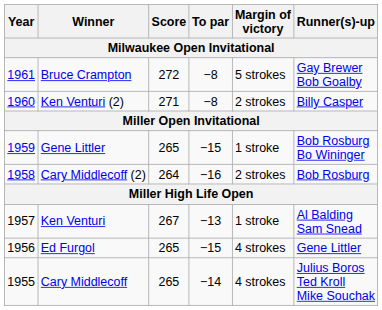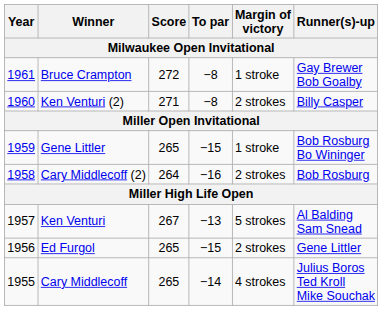(260, 75) 5 strokes -> (257, 75) 1 stroke
(257, 221) 1 stroke -> (260, 221) 5 strokes
(260, 248) 4 strokes -> (260, 248) 2 strokes
